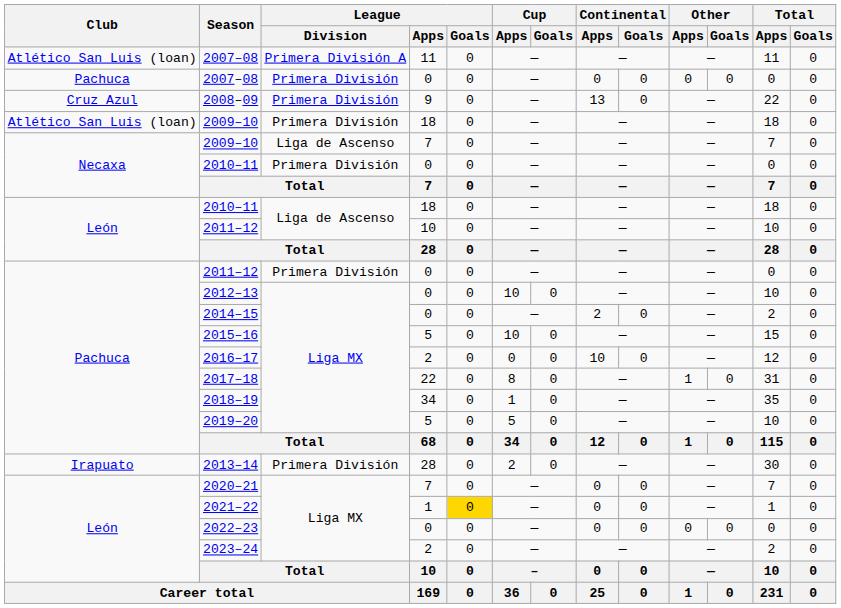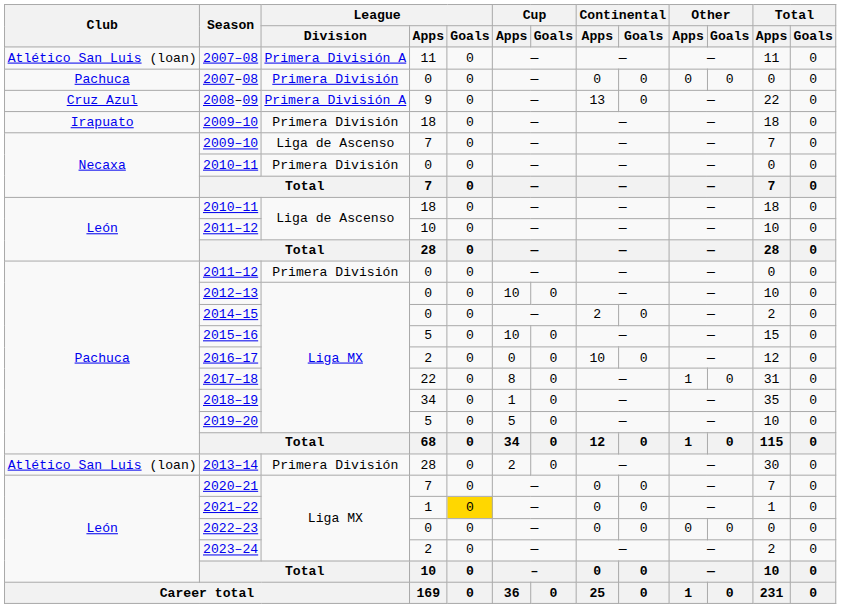(335, 101) Primera División -> (335, 101) Primera División A
(102, 122) Atlético San Luis (loan) -> (102, 122) Irapuato
(102, 465) Irapuato -> (102, 465) Atlético San Luis (loan)
